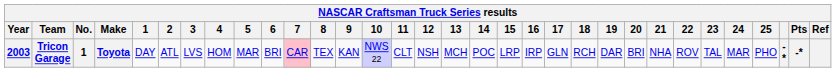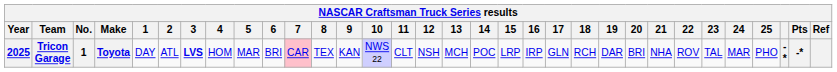(18, 53) 2003 -> (18, 53) 2025
(193, 53) normal -> (193, 53) bold
